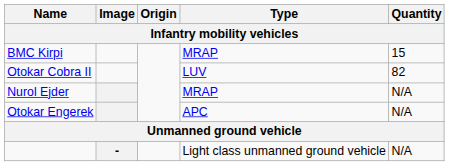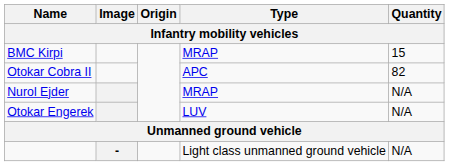(194, 72) LUV -> (195, 72) APC
(195, 111) APC -> (194, 111) LUV
